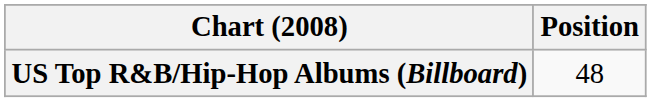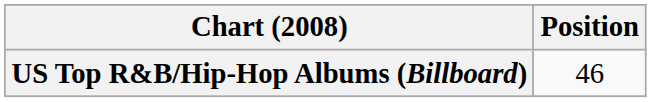(590, 72) 48 -> (590, 72) 46
